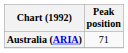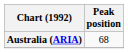(104, 39) 71 -> (104, 39) 68
